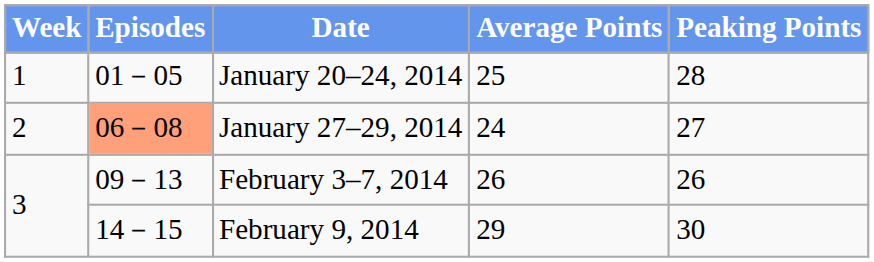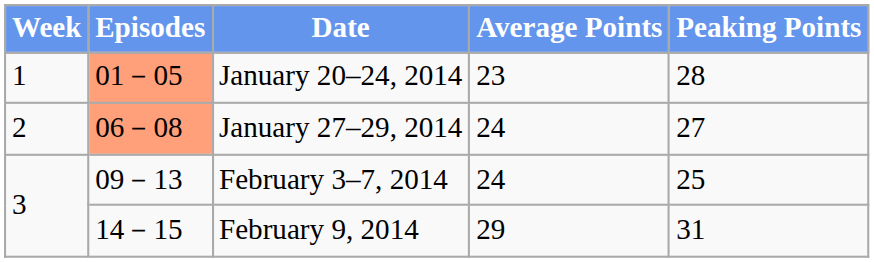(139, 77) no background -> (139, 77) lightsalmon background
(491, 77) 25 -> (491, 77) 23
(491, 179) 26 -> (491, 179) 24
(691, 179) 26 -> (691, 179) 25
(691, 230) 30 -> (691, 230) 31
